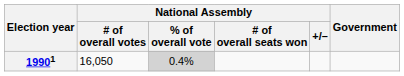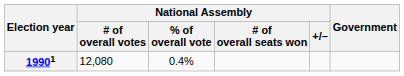(96, 61) 16,050 -> (96, 61) 12,080
(181, 61) lightgrey background -> (181, 61) no background
